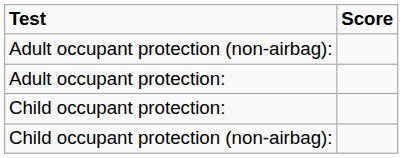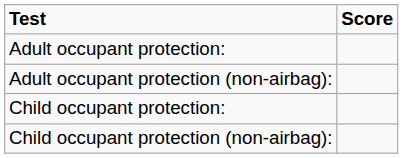rows swapped: (117, 78) <-> (171, 49)
